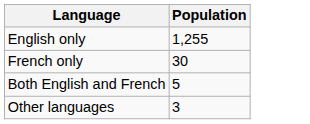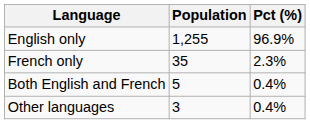+ column: (278, 15)
(180, 61) 30 -> (180, 61) 35
